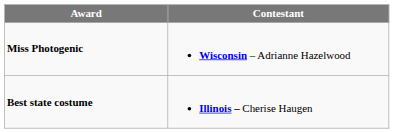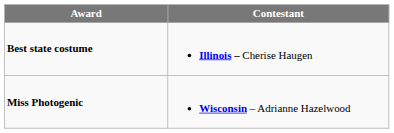rows swapped: (45, 49) <-> (50, 102)
